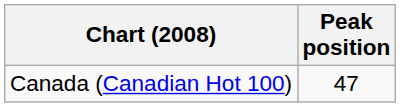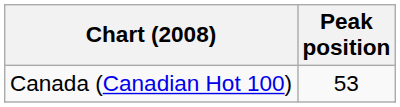(346, 83) 47 -> (346, 83) 53
